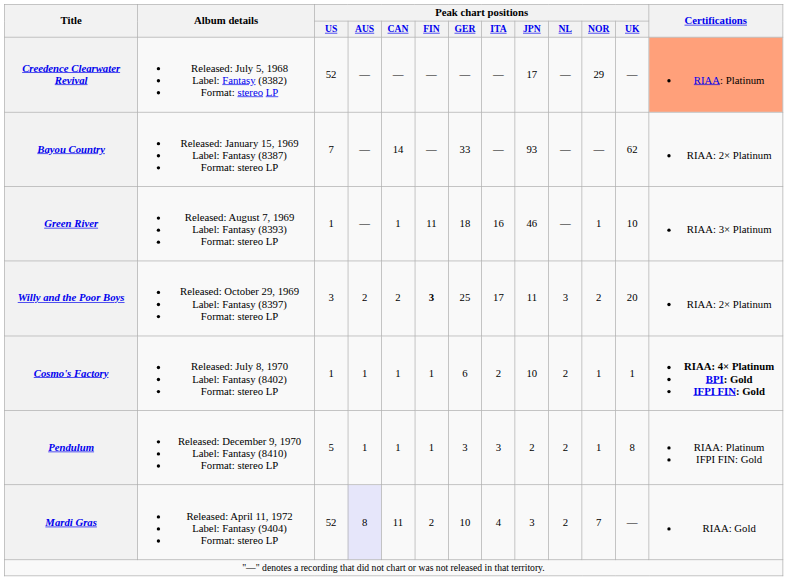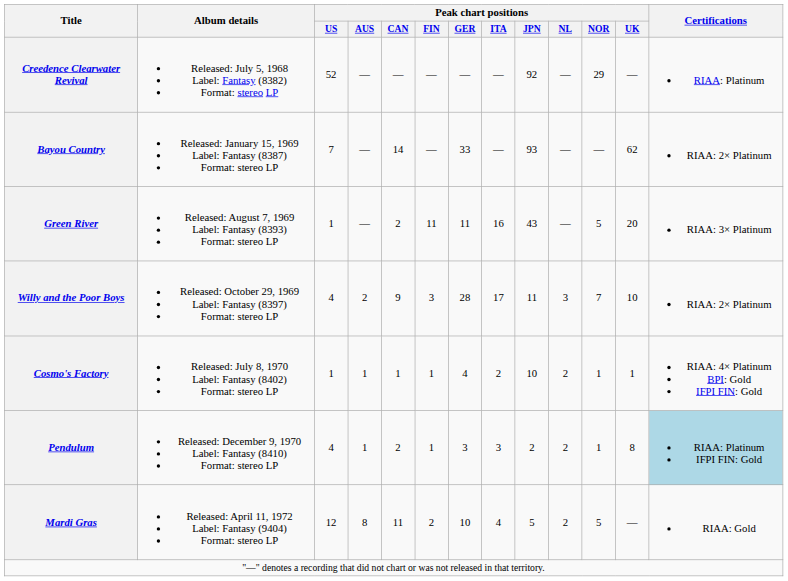(532, 74) 17 -> (532, 74) 92
(716, 81) lightsalmon background -> (716, 81) no background
(398, 223) 1 -> (398, 223) 2
(465, 223) 18 -> (465, 223) 11
(532, 223) 46 -> (532, 223) 43
(599, 223) 1 -> (599, 223) 5
(632, 223) 10 -> (632, 223) 20
(331, 298) 3 -> (331, 298) 4
(398, 298) 2 -> (398, 298) 9
(431, 298) bold -> (431, 298) normal
(465, 298) 25 -> (465, 298) 28
(599, 298) 2 -> (599, 298) 7
(632, 298) 20 -> (632, 298) 10
(465, 373) 6 -> (465, 373) 4
(716, 379) bold -> (716, 379) normal
(331, 447) 5 -> (331, 447) 4
(398, 447) 1 -> (398, 447) 2
(716, 454) no background -> (716, 454) lightblue background
(331, 522) 52 -> (331, 522) 12
(365, 522) lavender background -> (365, 522) no background
(532, 522) 3 -> (532, 522) 5
(599, 522) 7 -> (599, 522) 5
